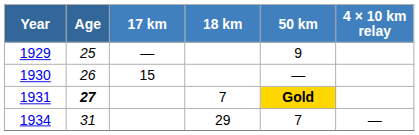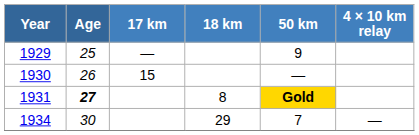(223, 98) 7 -> (223, 98) 8
(88, 120) 31 -> (88, 120) 30
